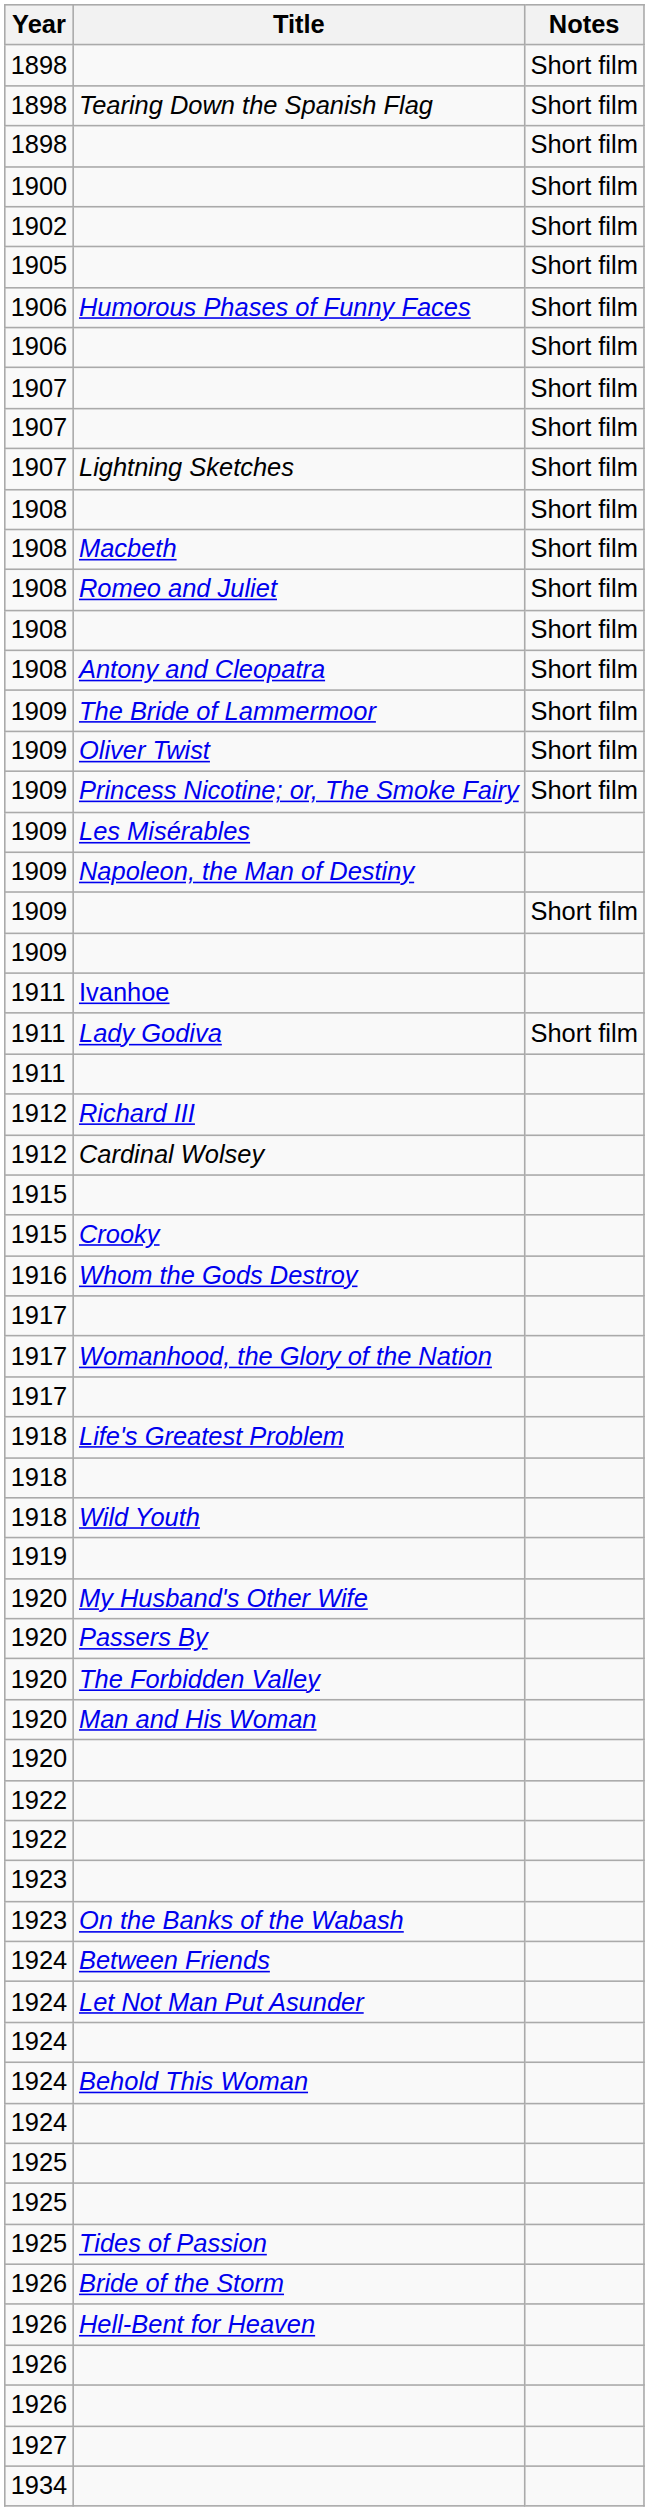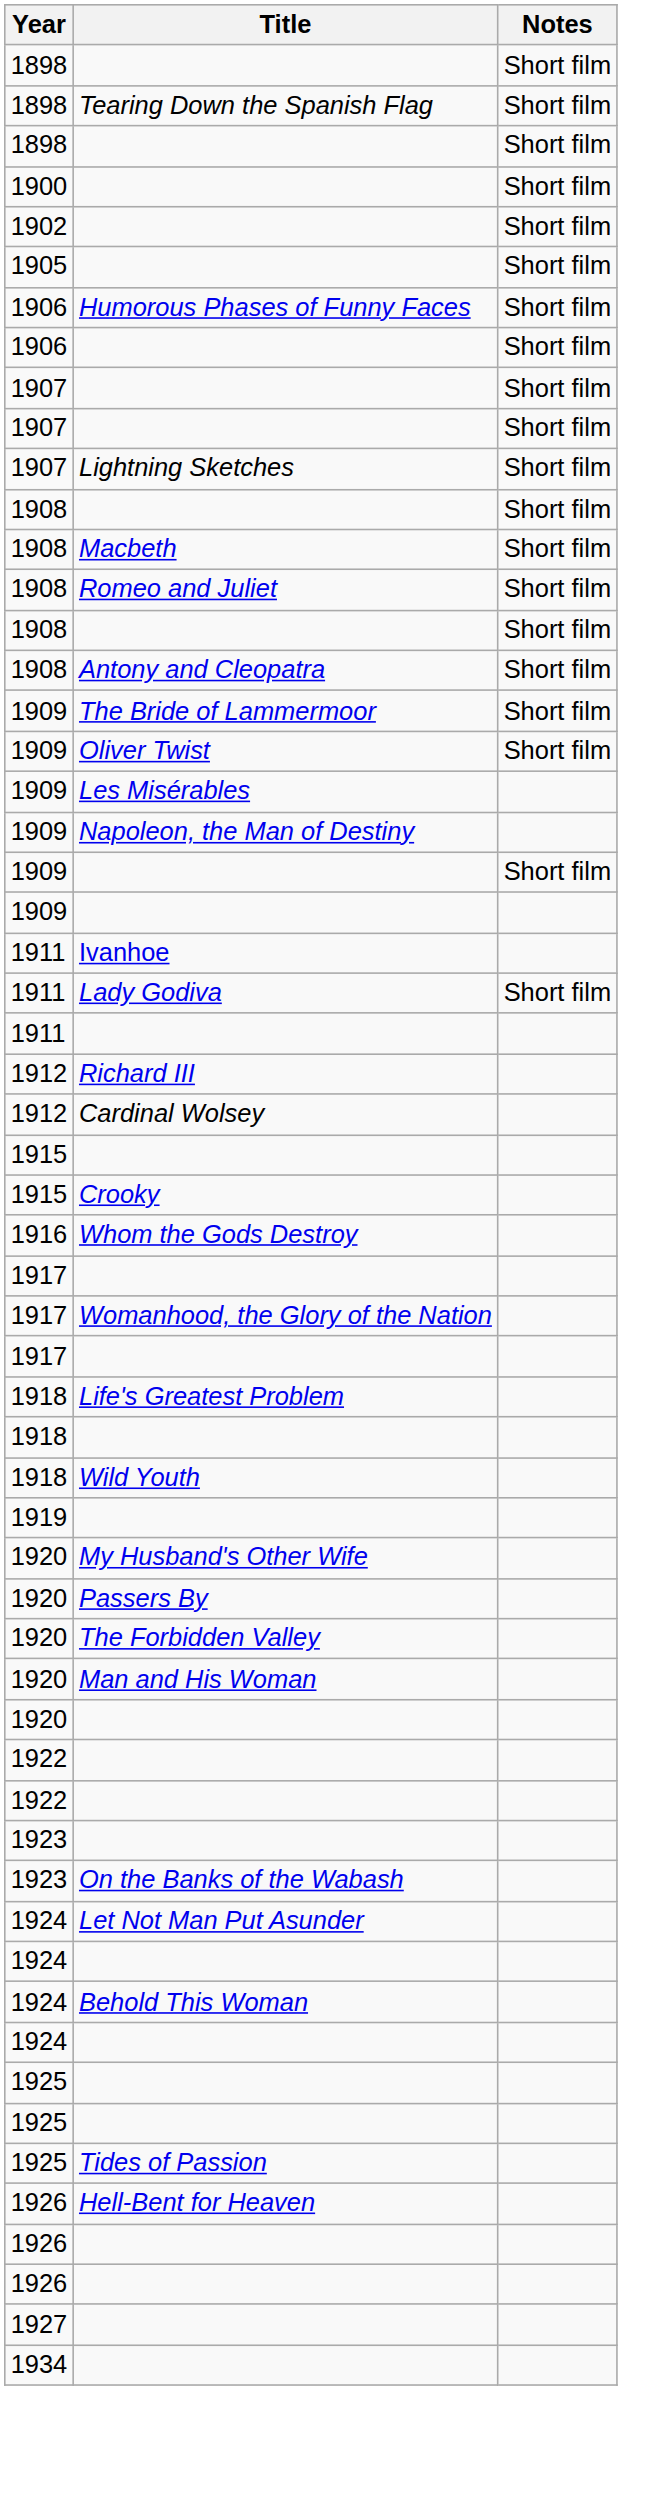- row: (39, 791)
- row: (39, 1961)
- row: (39, 2284)
